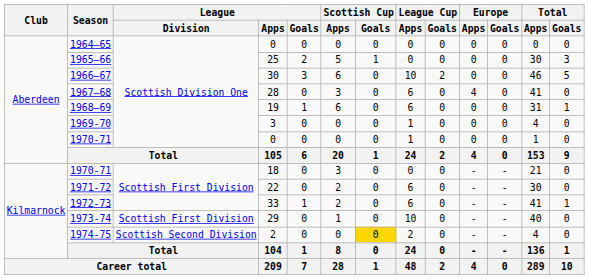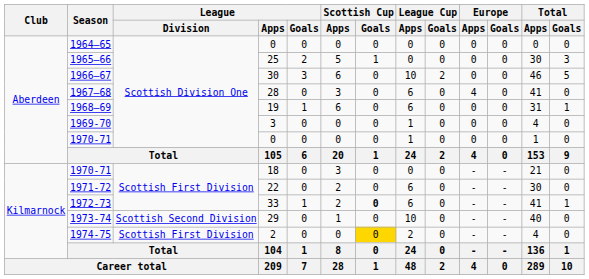(376, 203) normal -> (376, 203) bold
(186, 219) Scottish First Division -> (186, 219) Scottish Second Division
(186, 235) Scottish Second Division -> (186, 235) Scottish First Division
